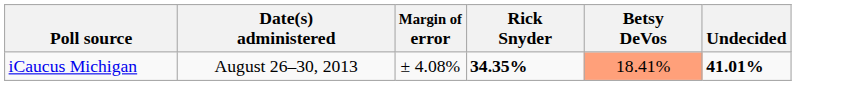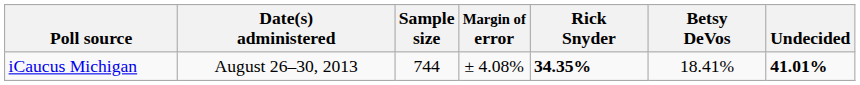+ column: (427, 28)
(643, 66) lightsalmon background -> (707, 66) no background
